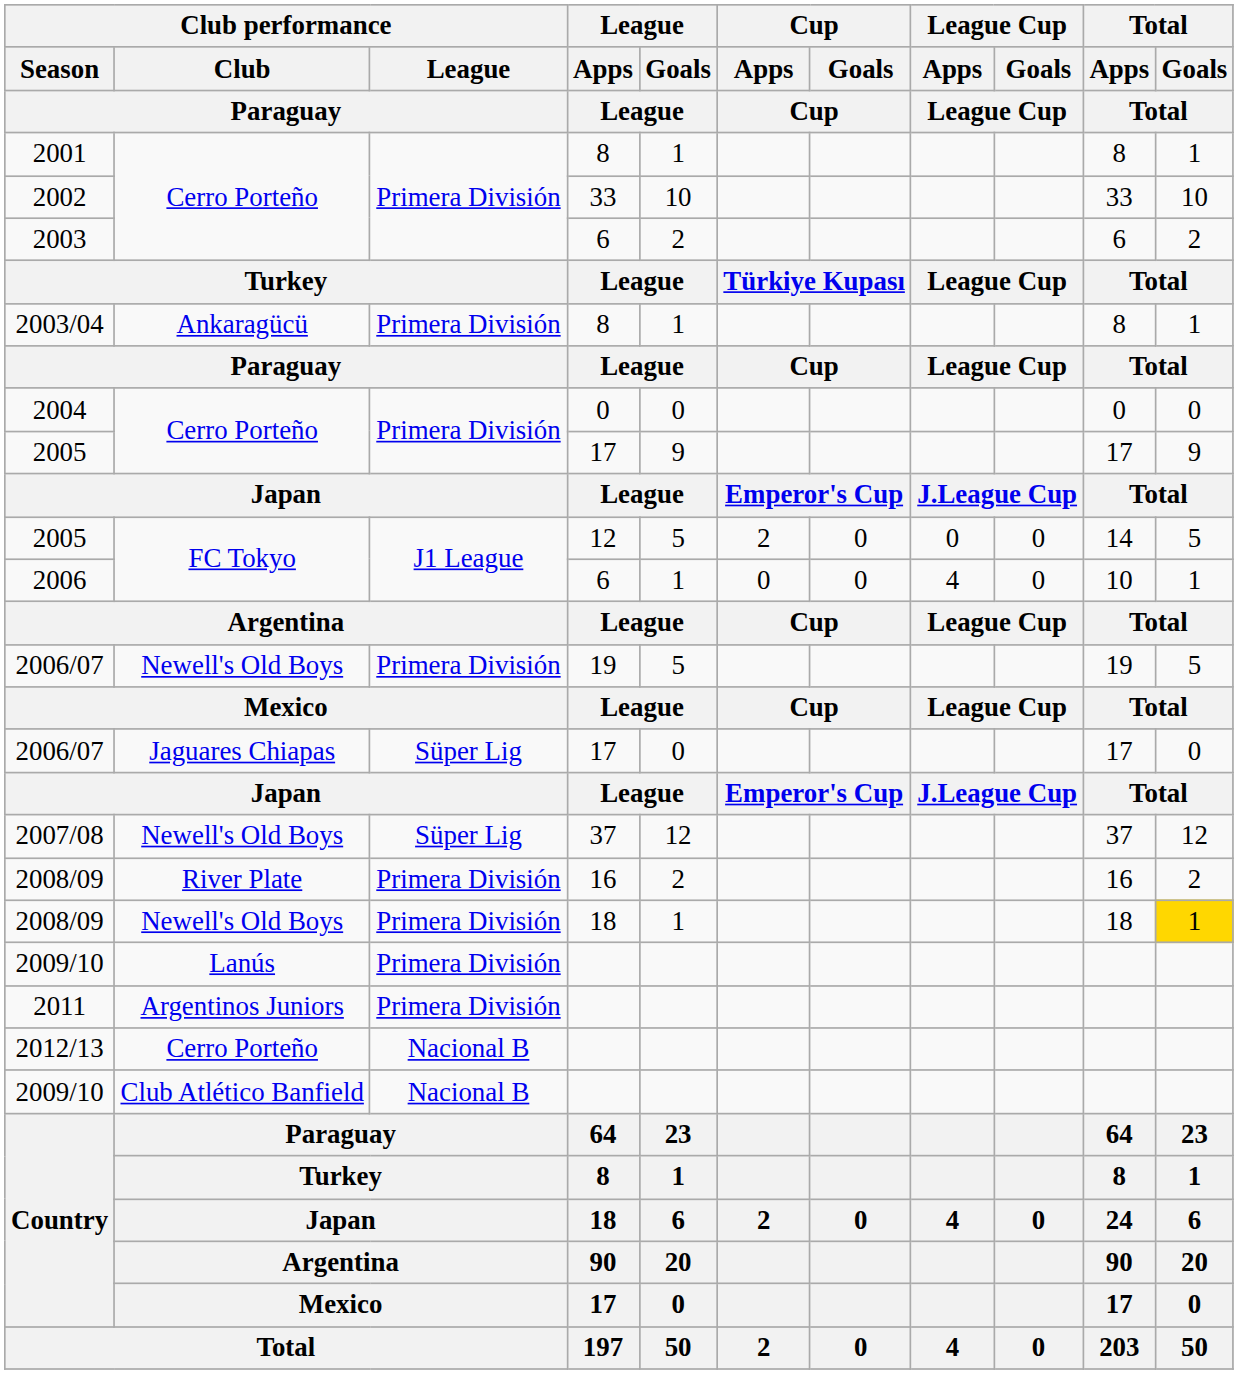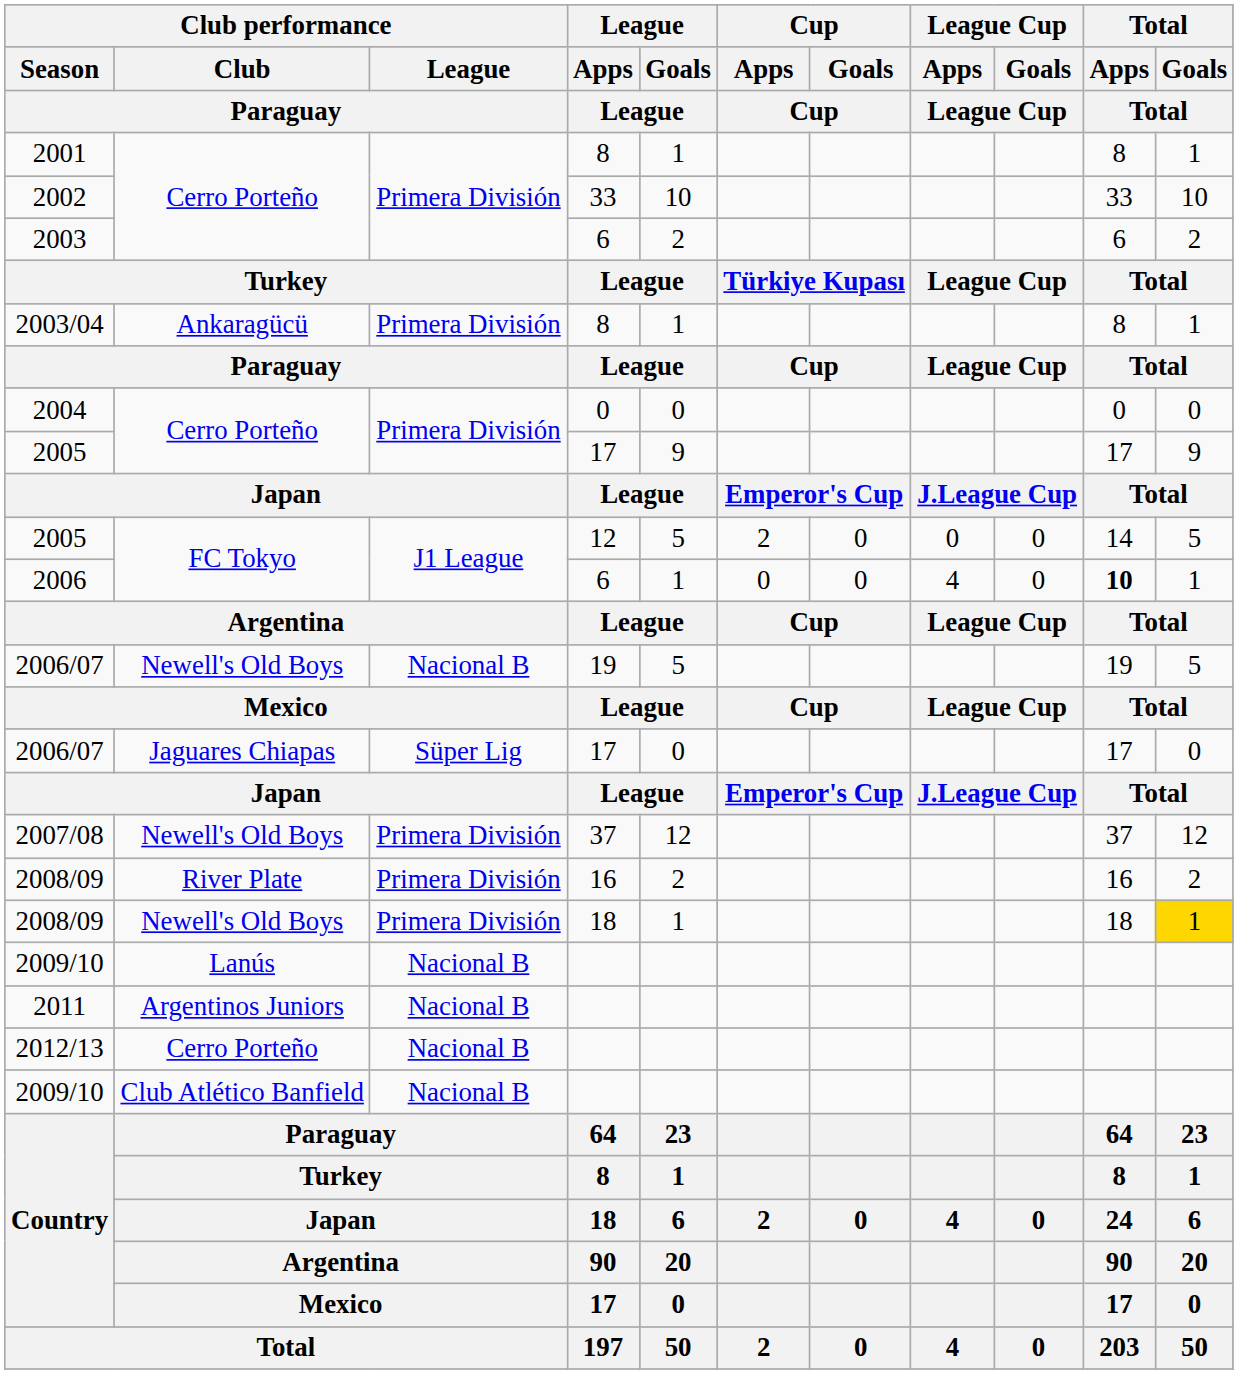(1119, 580) normal -> (1119, 580) bold
(468, 665) Primera División -> (468, 665) Nacional B
(468, 835) Süper Lig -> (468, 835) Primera División
(468, 963) Primera División -> (468, 963) Nacional B
(468, 1006) Primera División -> (468, 1006) Nacional B
